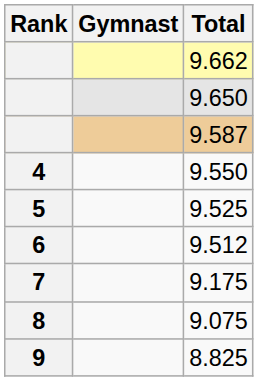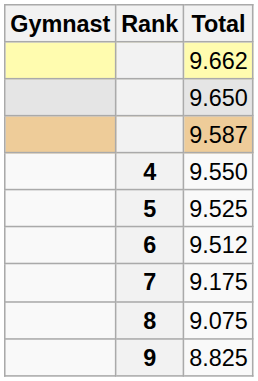columns swapped: (39, 23) <-> (128, 23)
